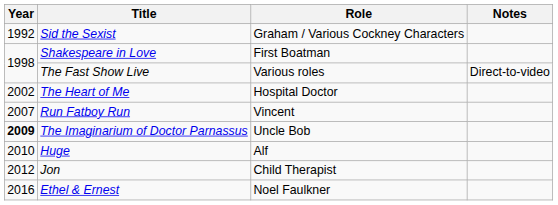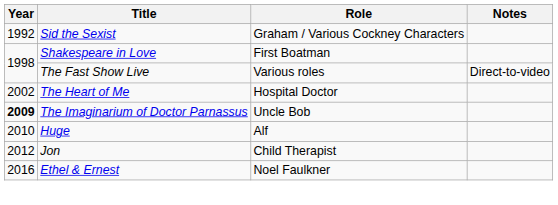- row: (85, 111)
